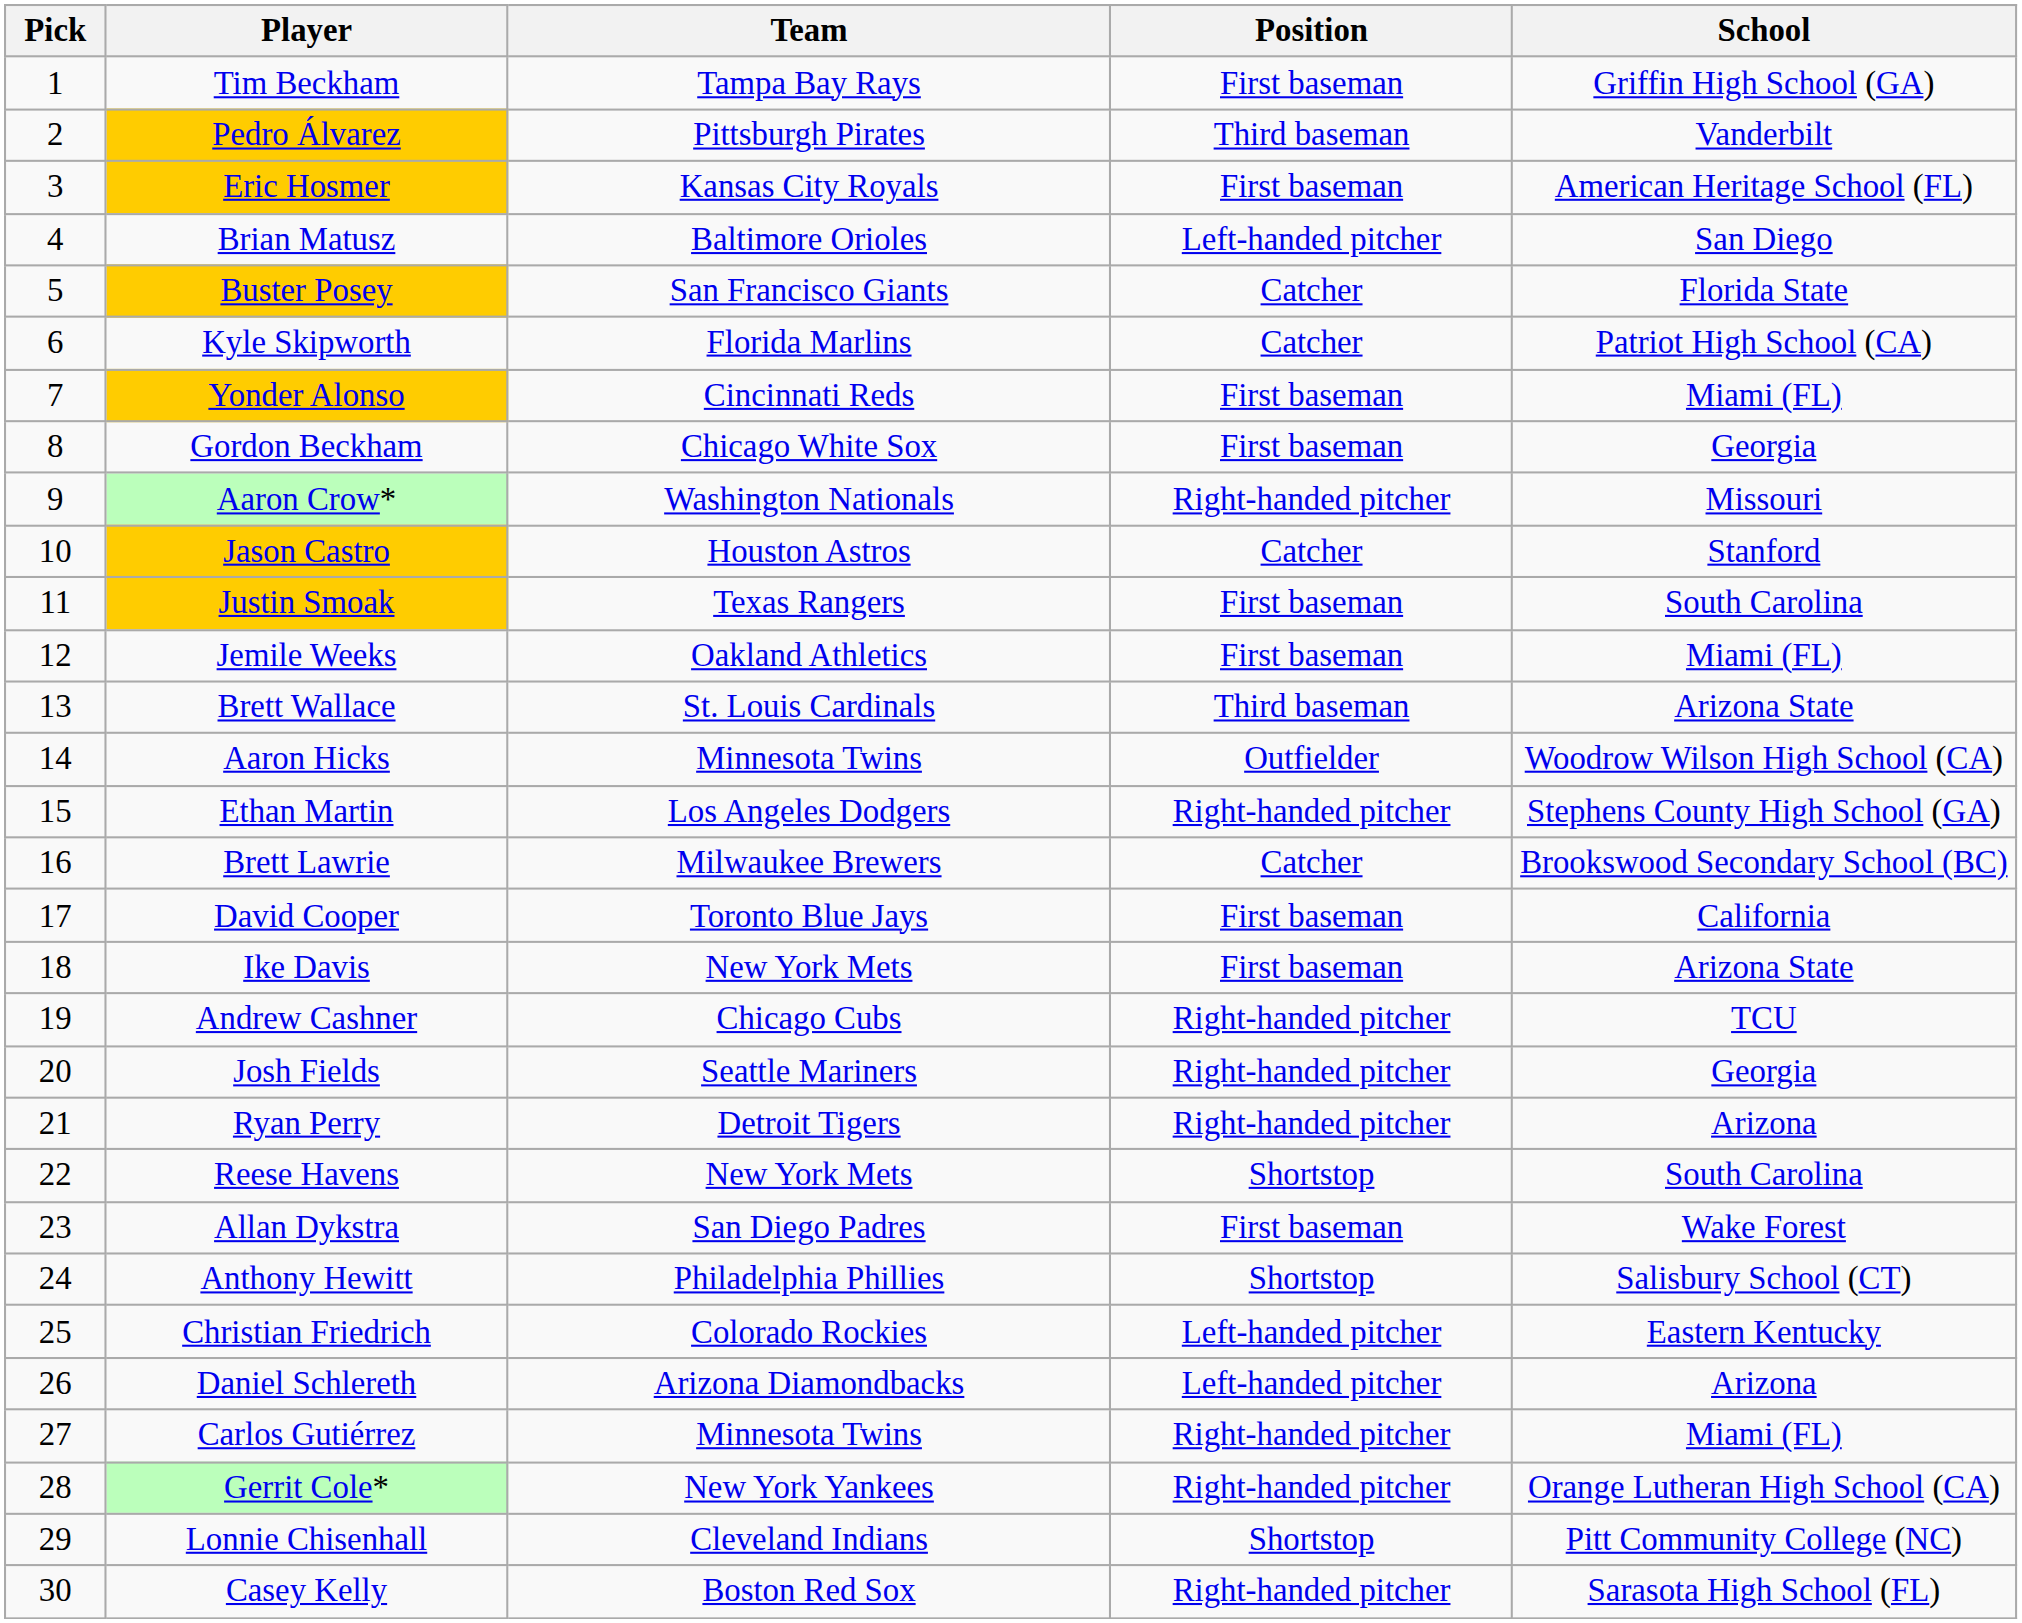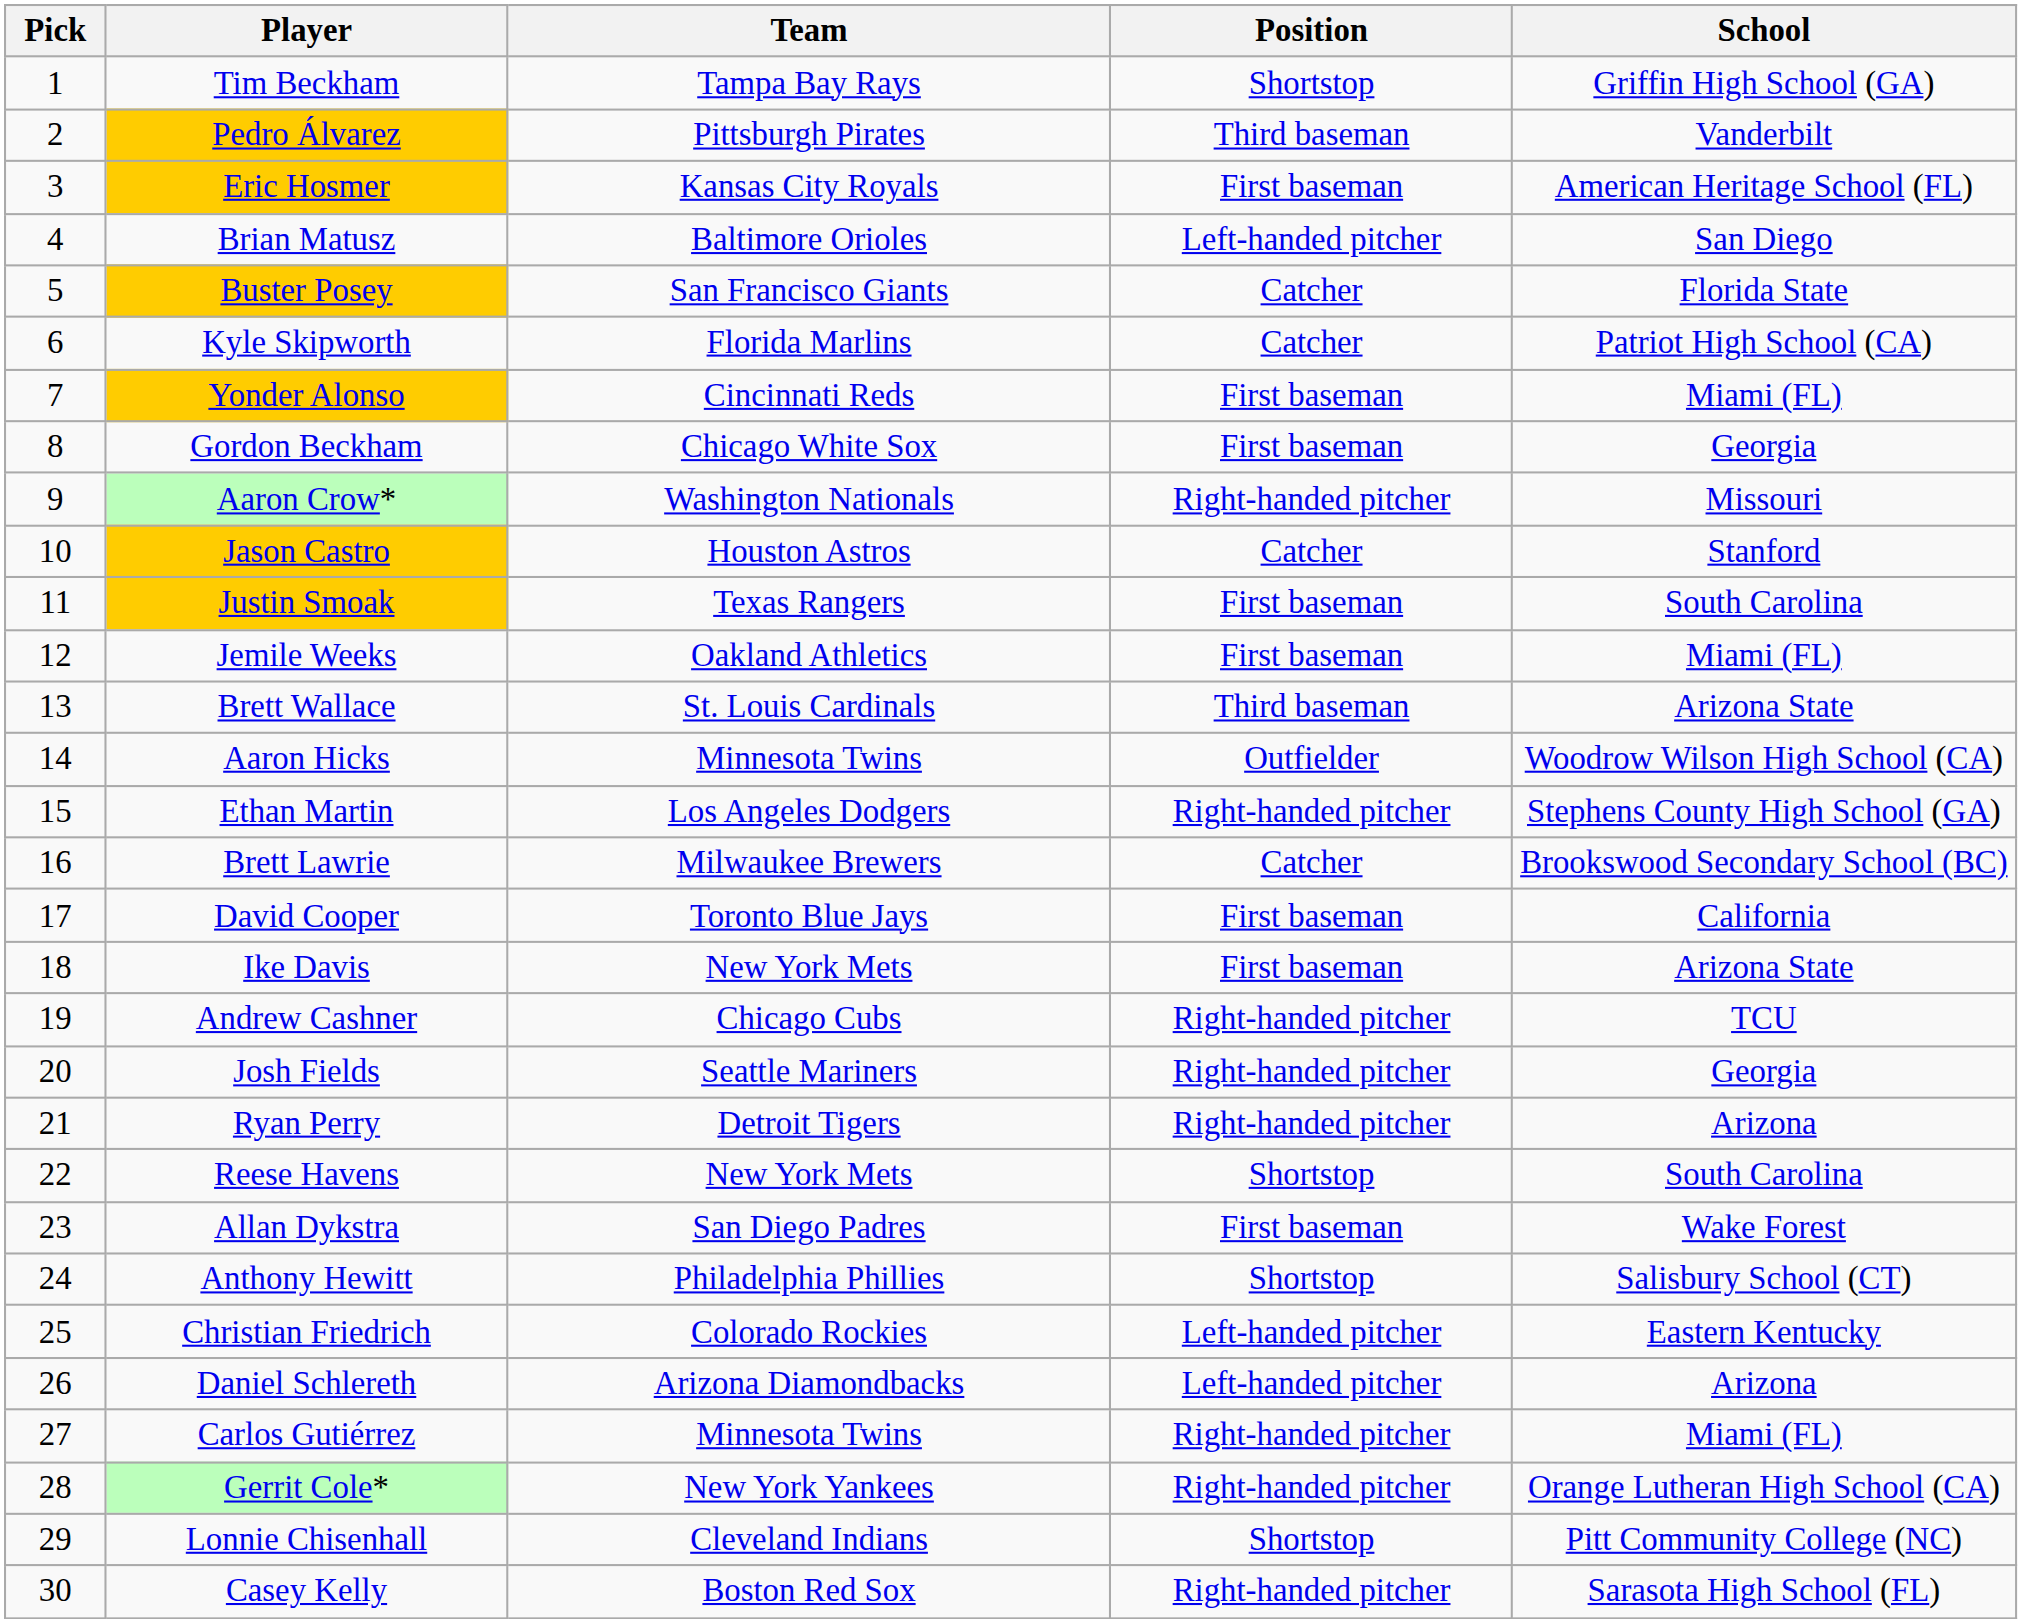(1312, 82) First baseman -> (1312, 82) Shortstop
